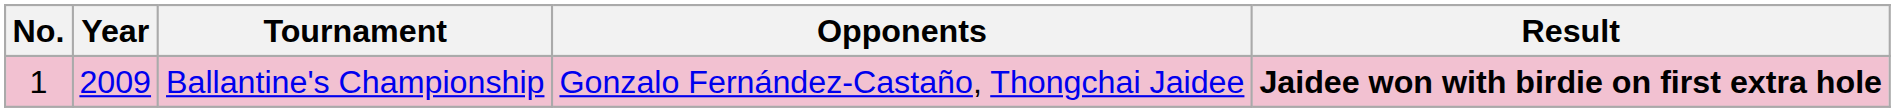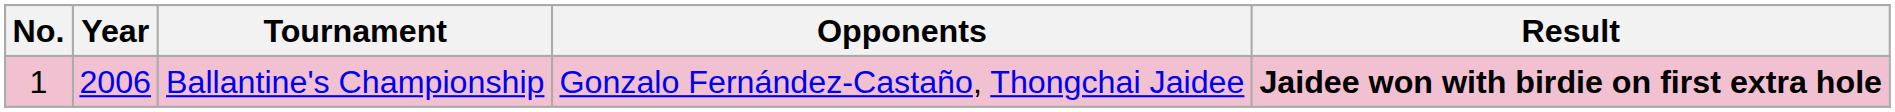(115, 82) 2009 -> (115, 82) 2006
